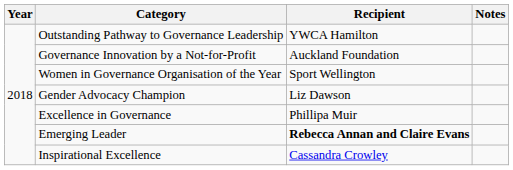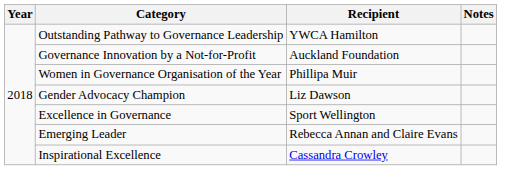(332, 74) Sport Wellington -> (323, 74) Phillipa Muir
(323, 114) Phillipa Muir -> (332, 114) Sport Wellington
(379, 134) bold -> (373, 134) normal
